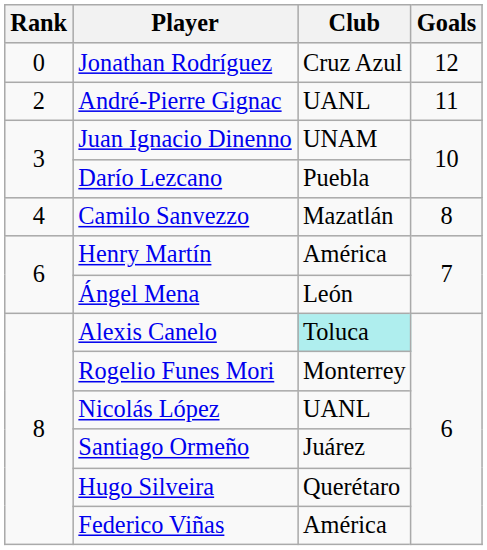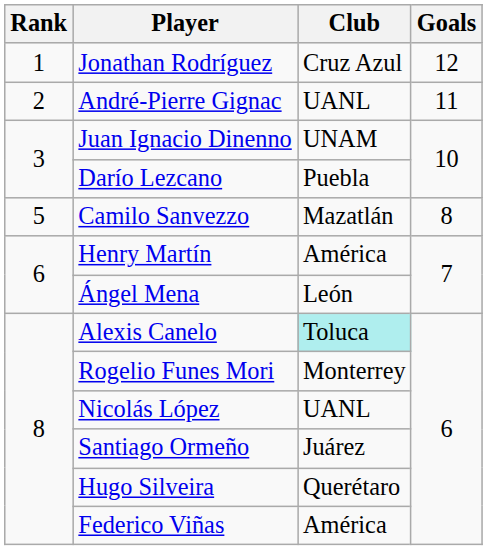(39, 62) 0 -> (39, 62) 1
(39, 216) 4 -> (39, 216) 5
